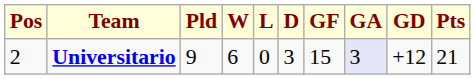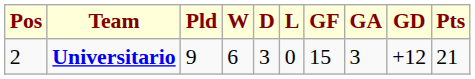columns swapped: (291, 21) <-> (266, 21)
(355, 56) lavender background -> (355, 56) no background
